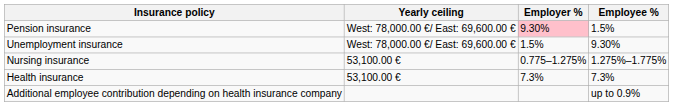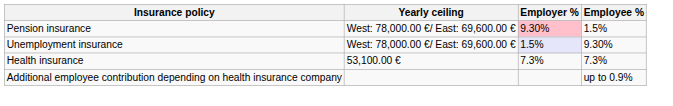(532, 45) no background -> (532, 45) lavender background
- row: (48, 61)
